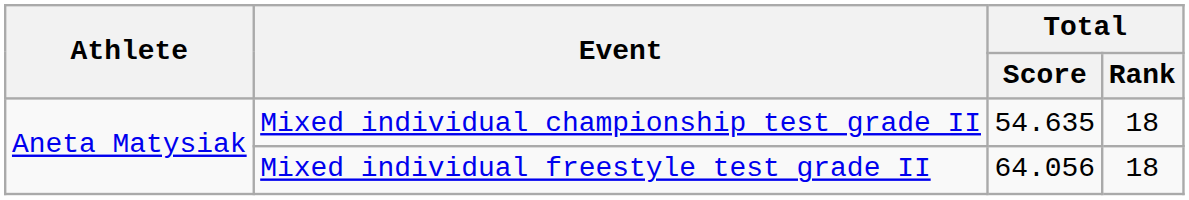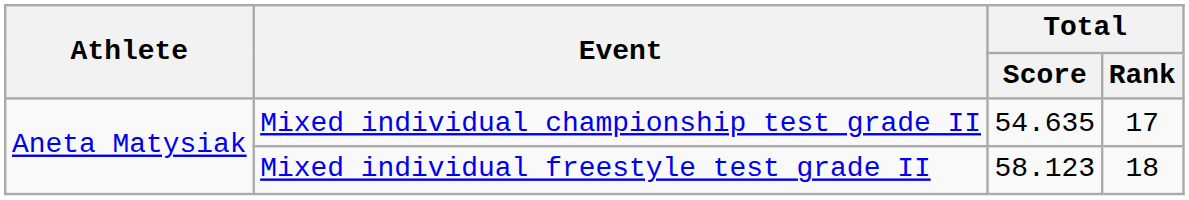(1142, 122) 18 -> (1142, 122) 17
(1045, 169) 64.056 -> (1045, 169) 58.123
